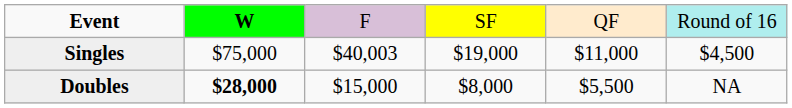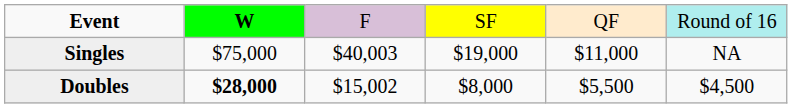(727, 53) $4,500 -> (727, 53) NA
(365, 86) $15,000 -> (365, 86) $15,002
(727, 86) NA -> (727, 86) $4,500
